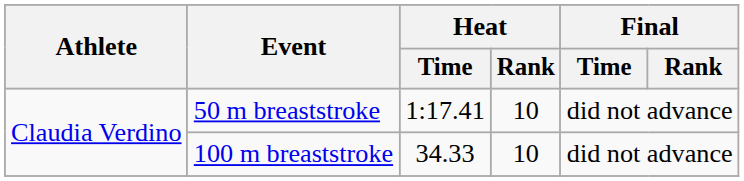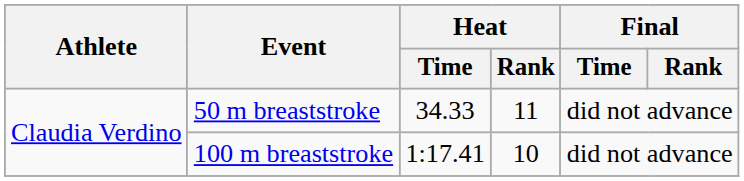(445, 110) 1:17.41 -> (445, 110) 34.33
(526, 110) 10 -> (526, 110) 11
(445, 153) 34.33 -> (445, 153) 1:17.41
